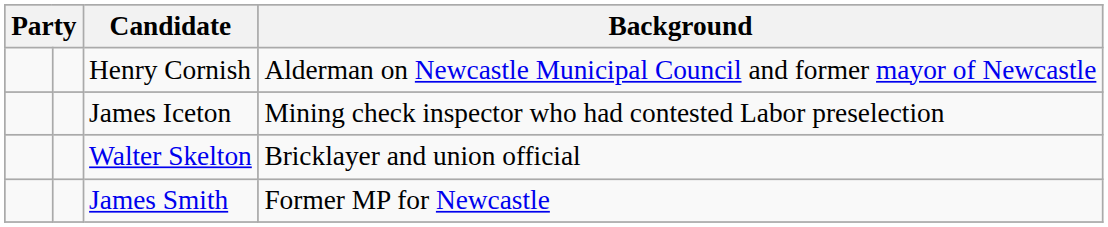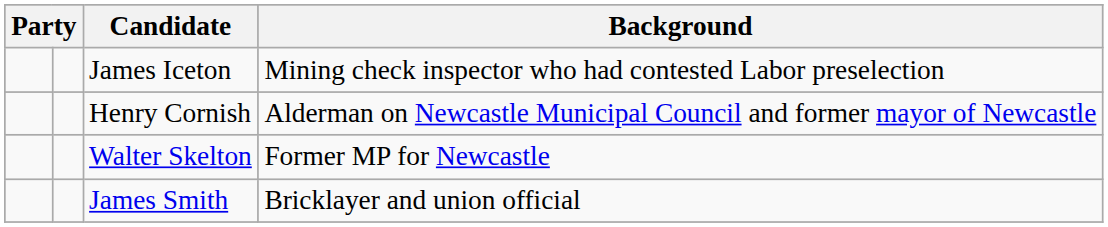rows swapped: (170, 69) <-> (160, 112)
(423, 156) Bricklayer and union official -> (407, 156) Former MP for Newcastle
(407, 199) Former MP for Newcastle -> (423, 199) Bricklayer and union official
